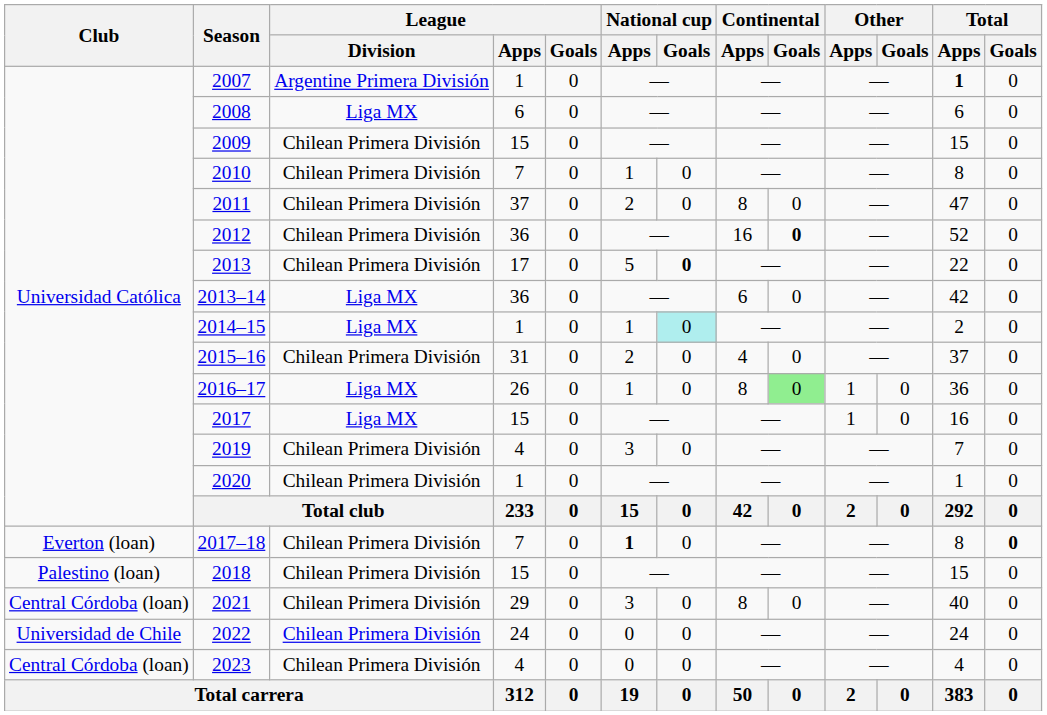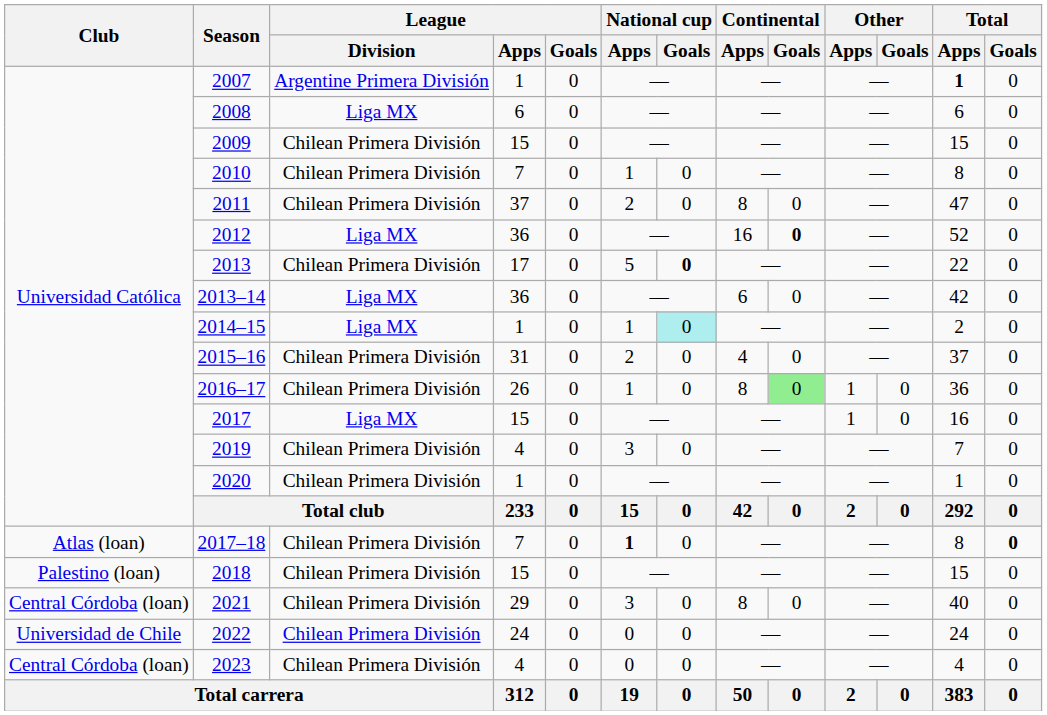(382, 234) Chilean Primera División -> (382, 234) Liga MX
(382, 388) Liga MX -> (382, 388) Chilean Primera División
(99, 541) Everton (loan) -> (99, 541) Atlas (loan)
